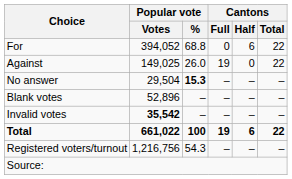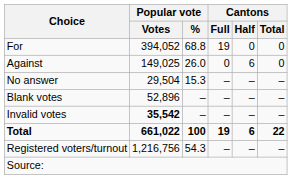(227, 47) 0 -> (224, 47) 19
(252, 47) 6 -> (252, 47) 0
(279, 47) 22 -> (282, 47) 0
(224, 64) 19 -> (227, 64) 0
(252, 64) 0 -> (252, 64) 6
(279, 64) 22 -> (282, 64) 0
(195, 81) bold -> (195, 81) normal
